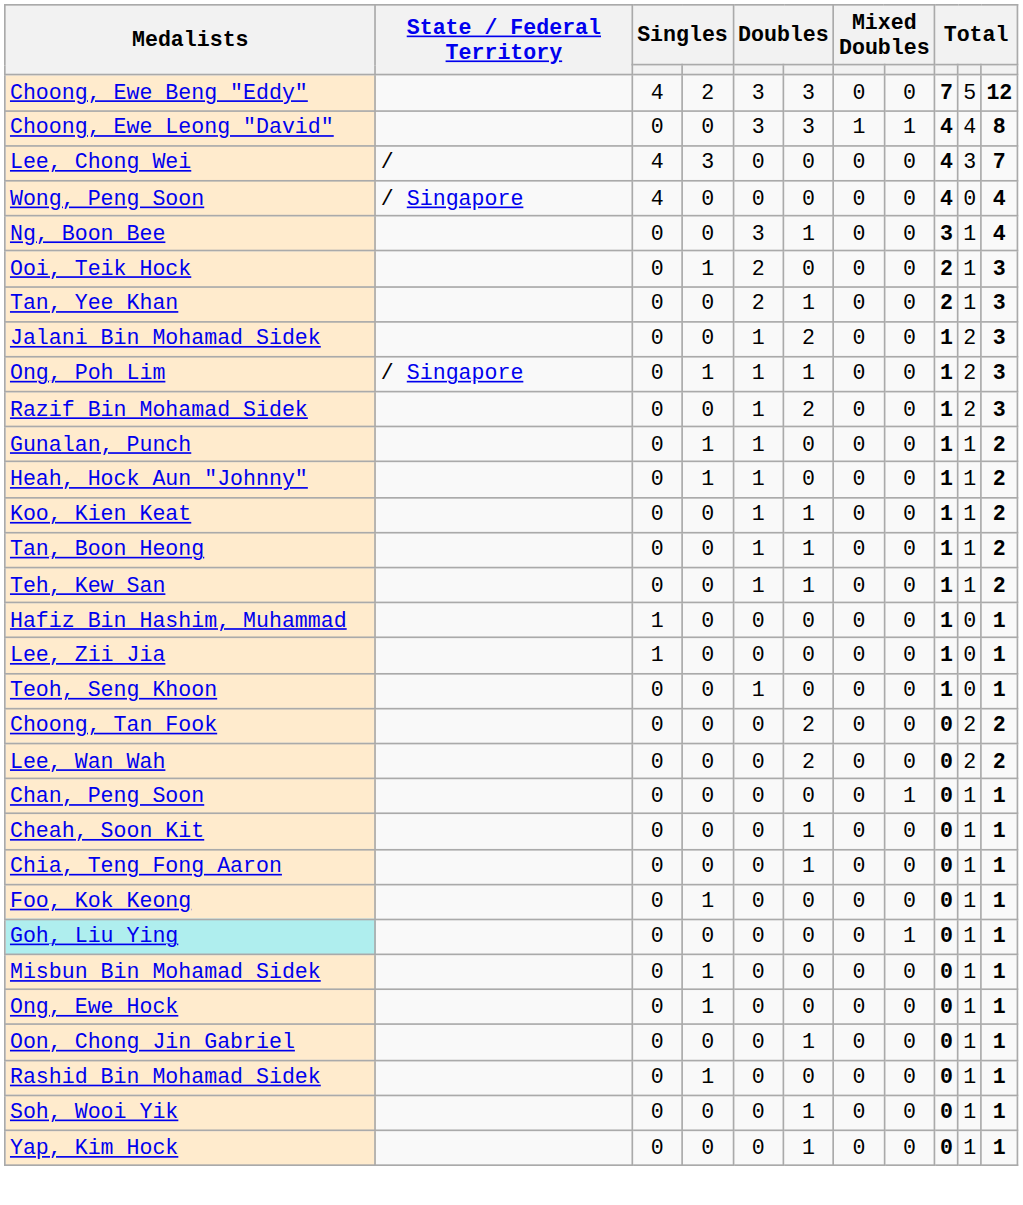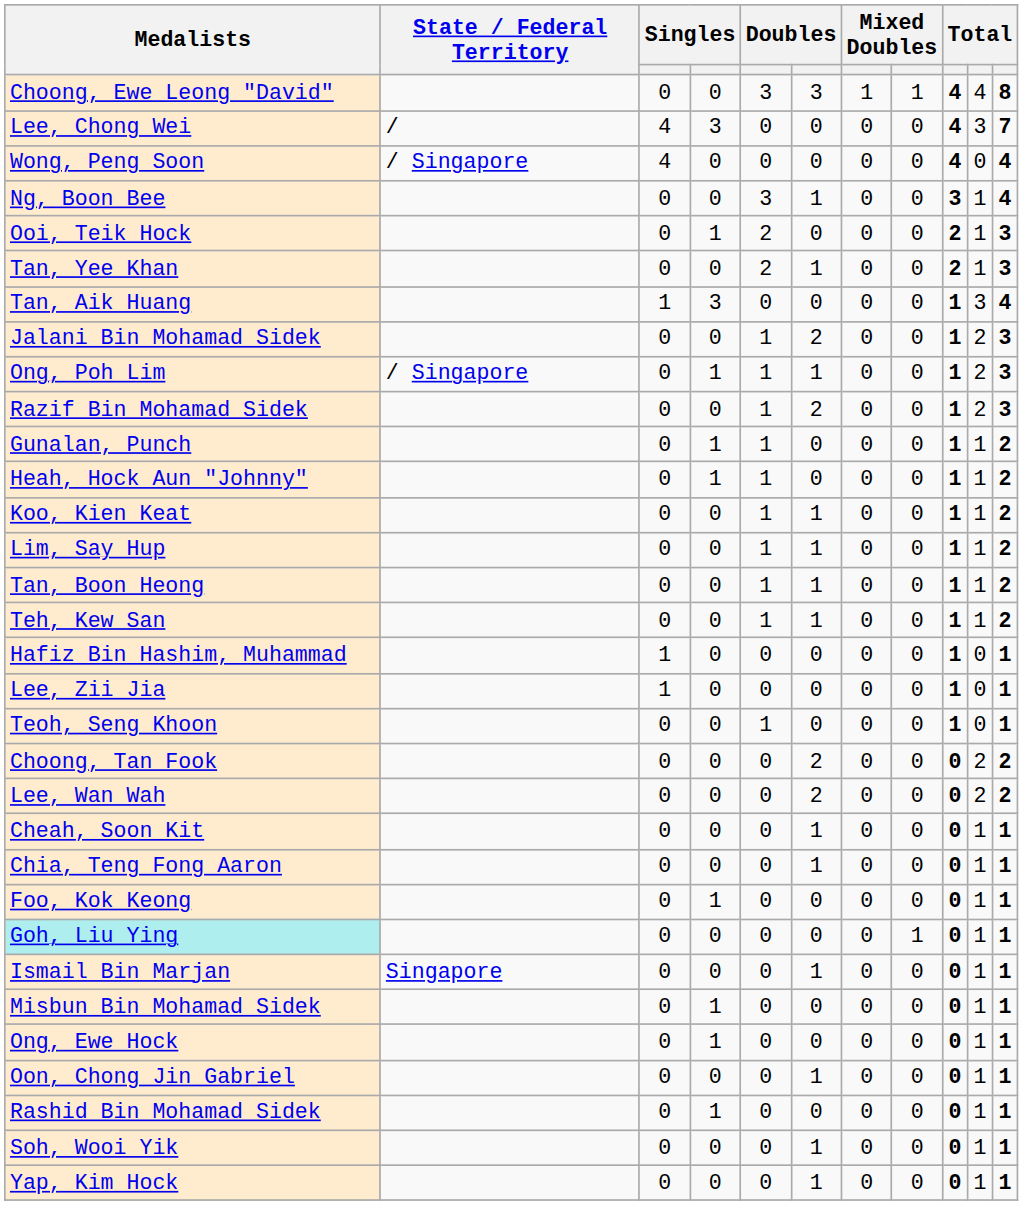- row: (159, 93)
+ row: (101, 304)
+ row: (88, 550)
- row: (107, 796)
+ row: (120, 972)
